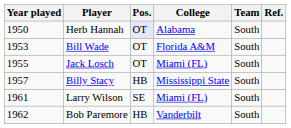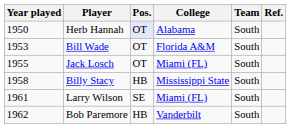(18, 81) 1957 -> (18, 81) 1958
